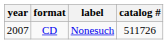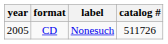(18, 30) 2007 -> (18, 30) 2005
